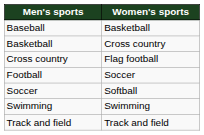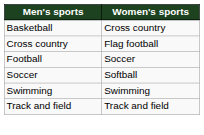- row: (26, 28)
